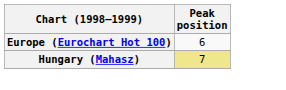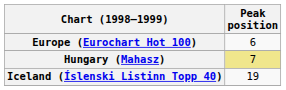+ row: (115, 77)
